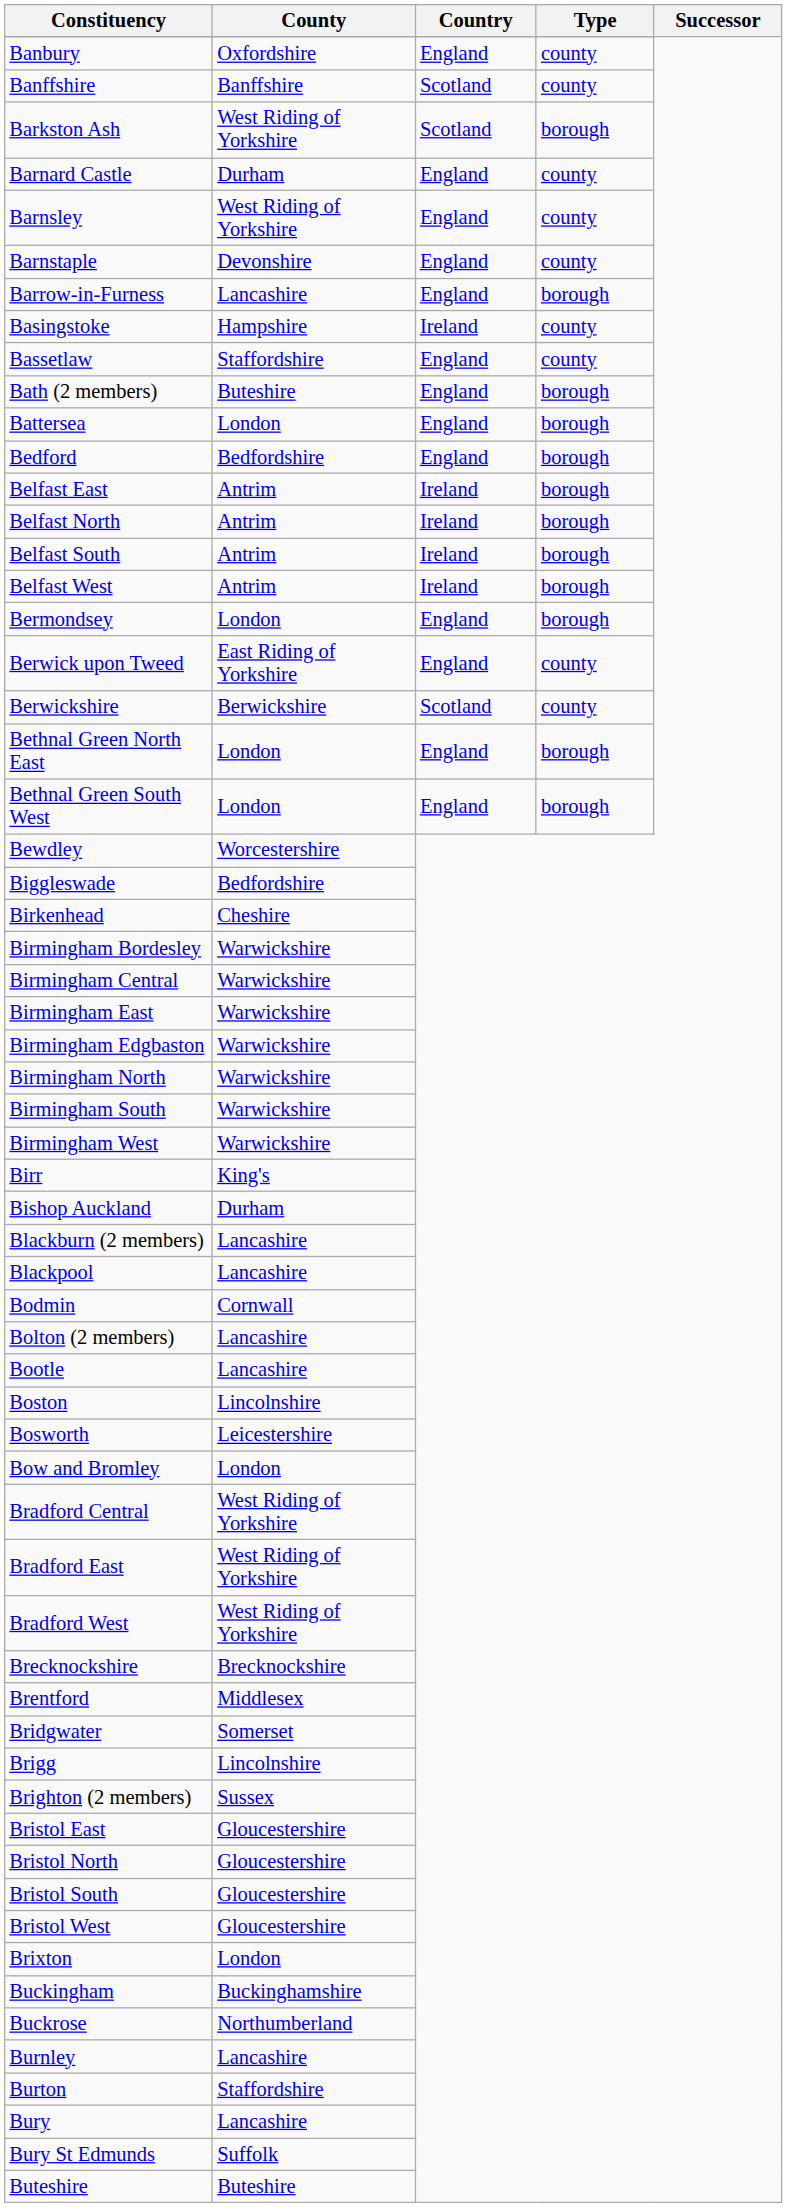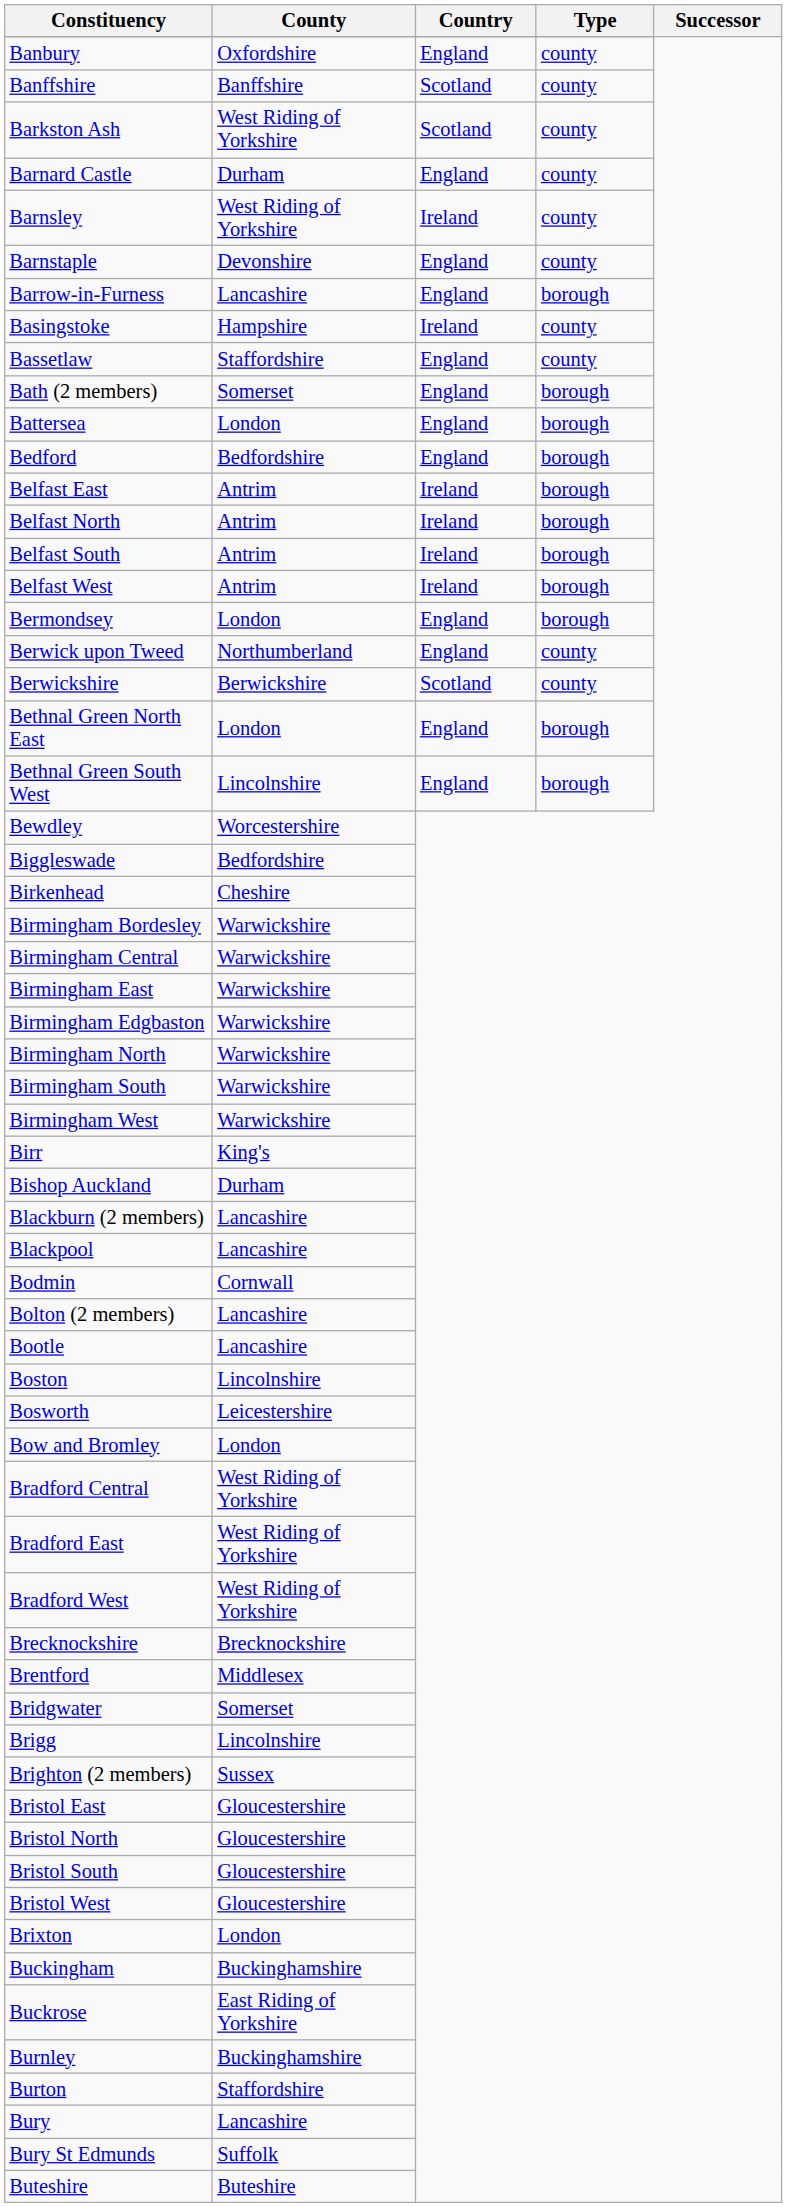(575, 129) borough -> (569, 129) county
(454, 217) England -> (449, 217) Ireland
(256, 391) Buteshire -> (255, 391) Somerset
(276, 662) East Riding of Yorkshire -> (285, 651) Northumberland
(249, 806) London -> (269, 783) Lincolnshire
(285, 2023) Northumberland -> (276, 2012) East Riding of Yorkshire
(262, 2056) Lancashire -> (289, 2056) Buckinghamshire
